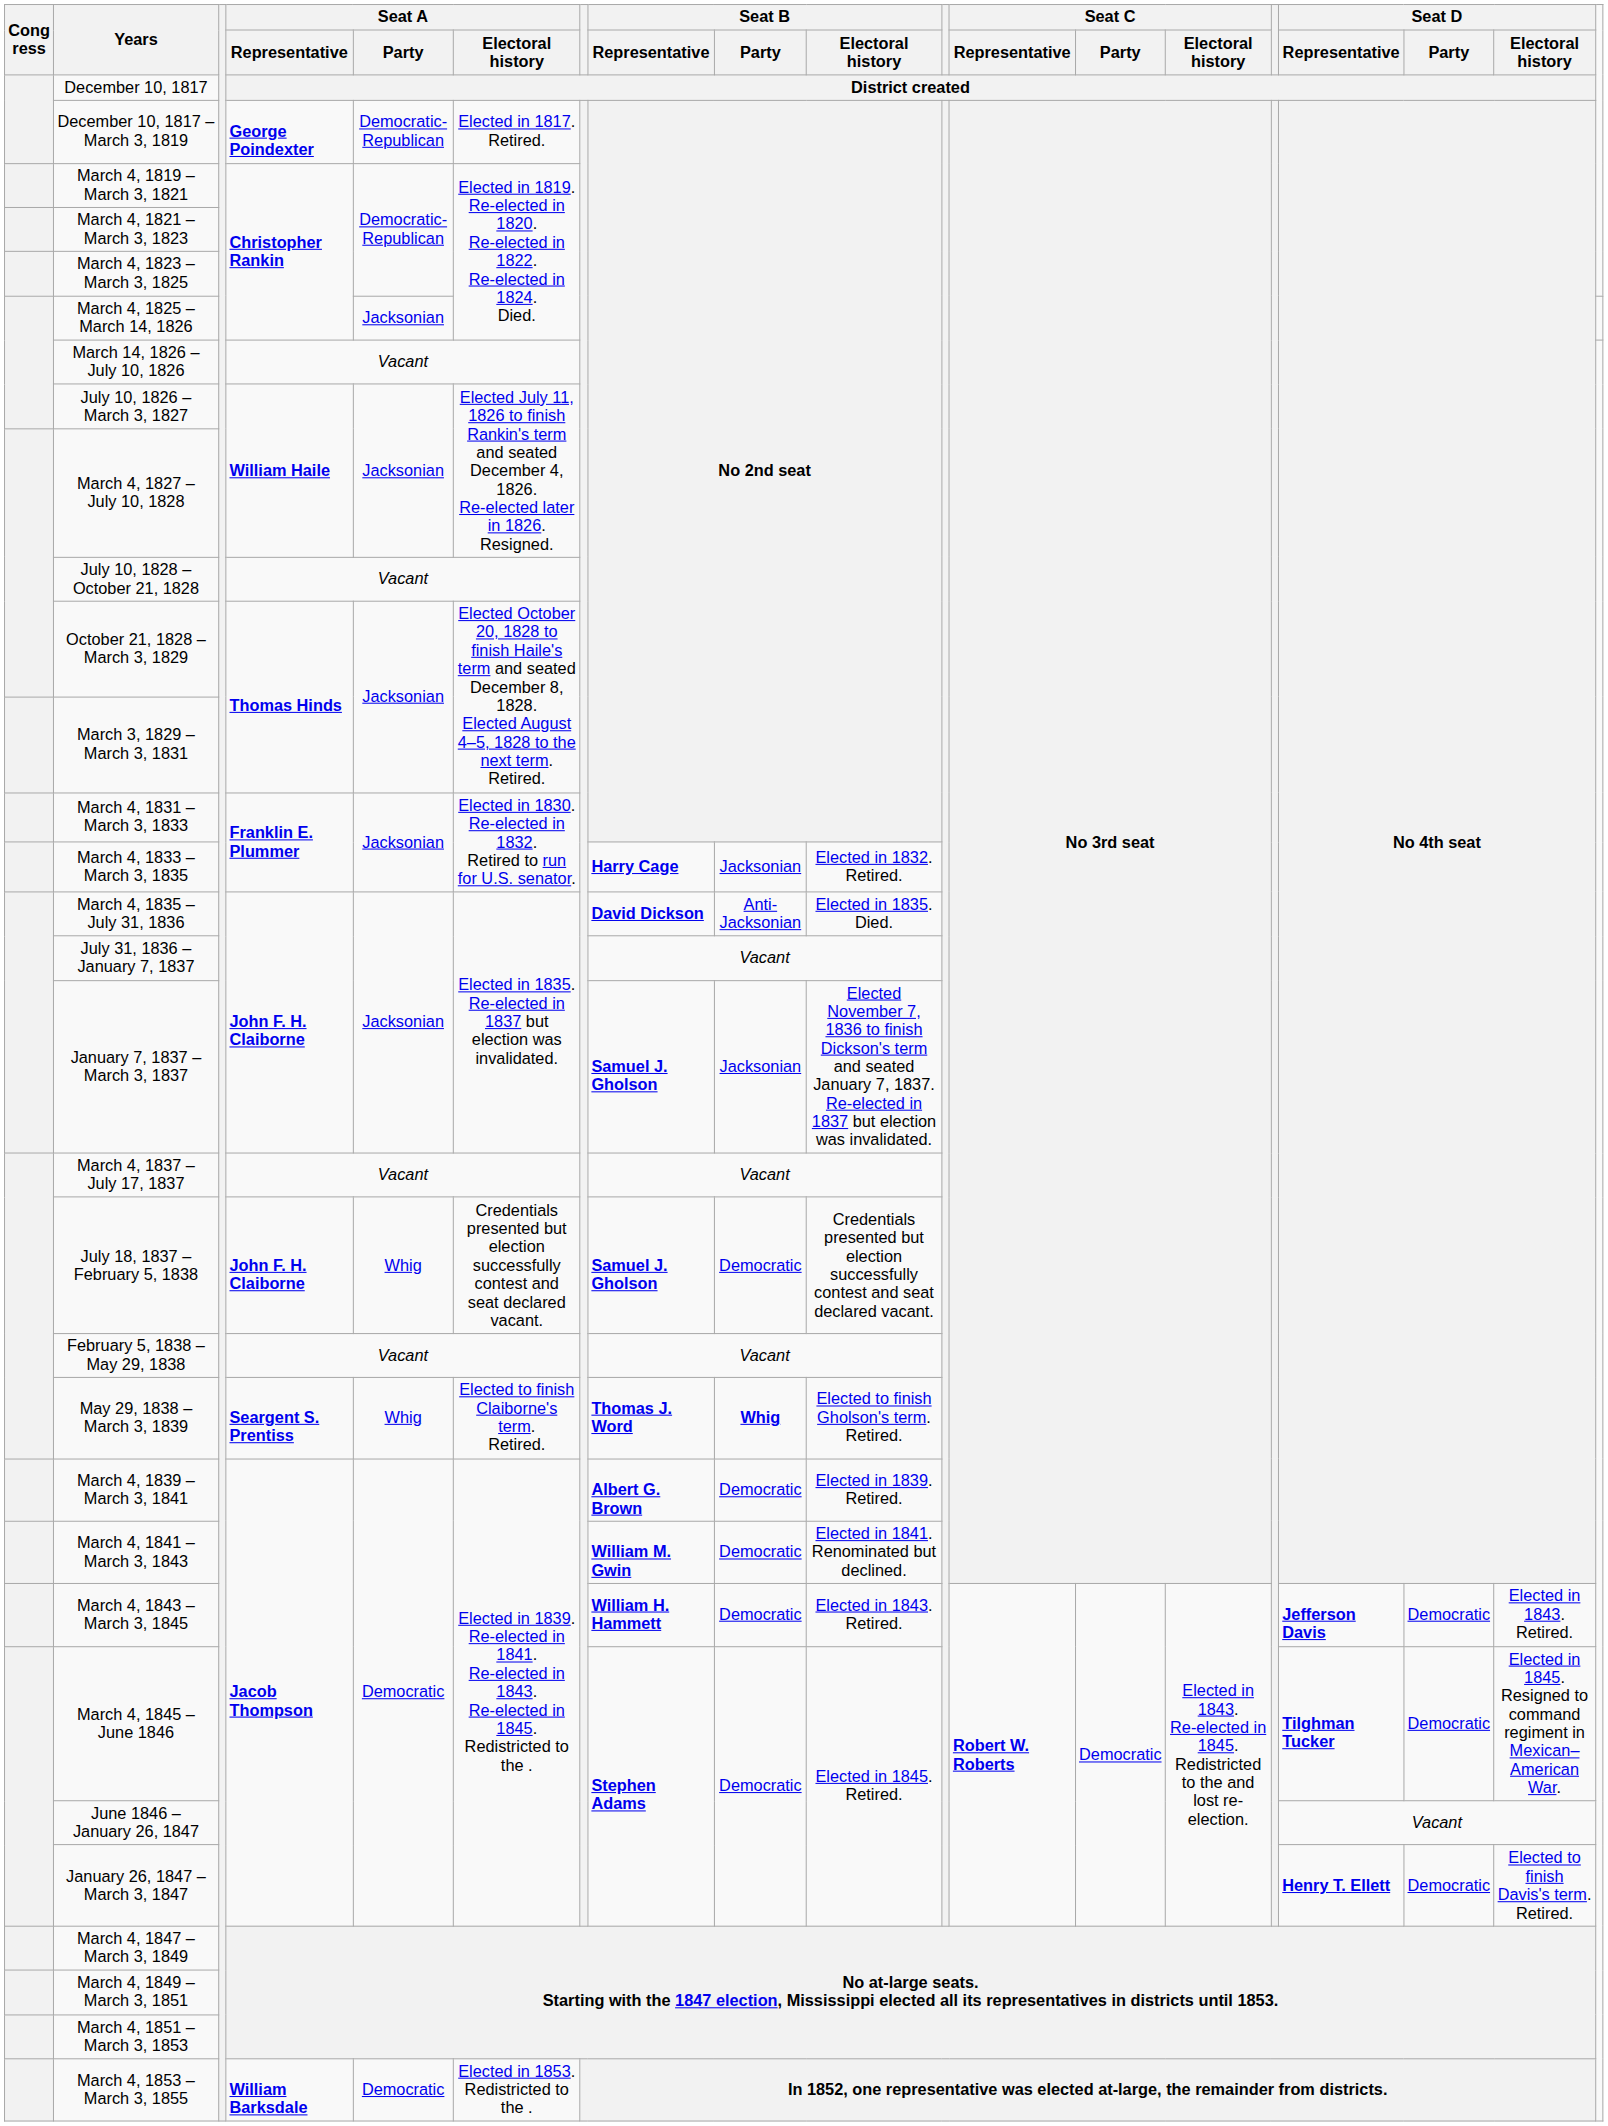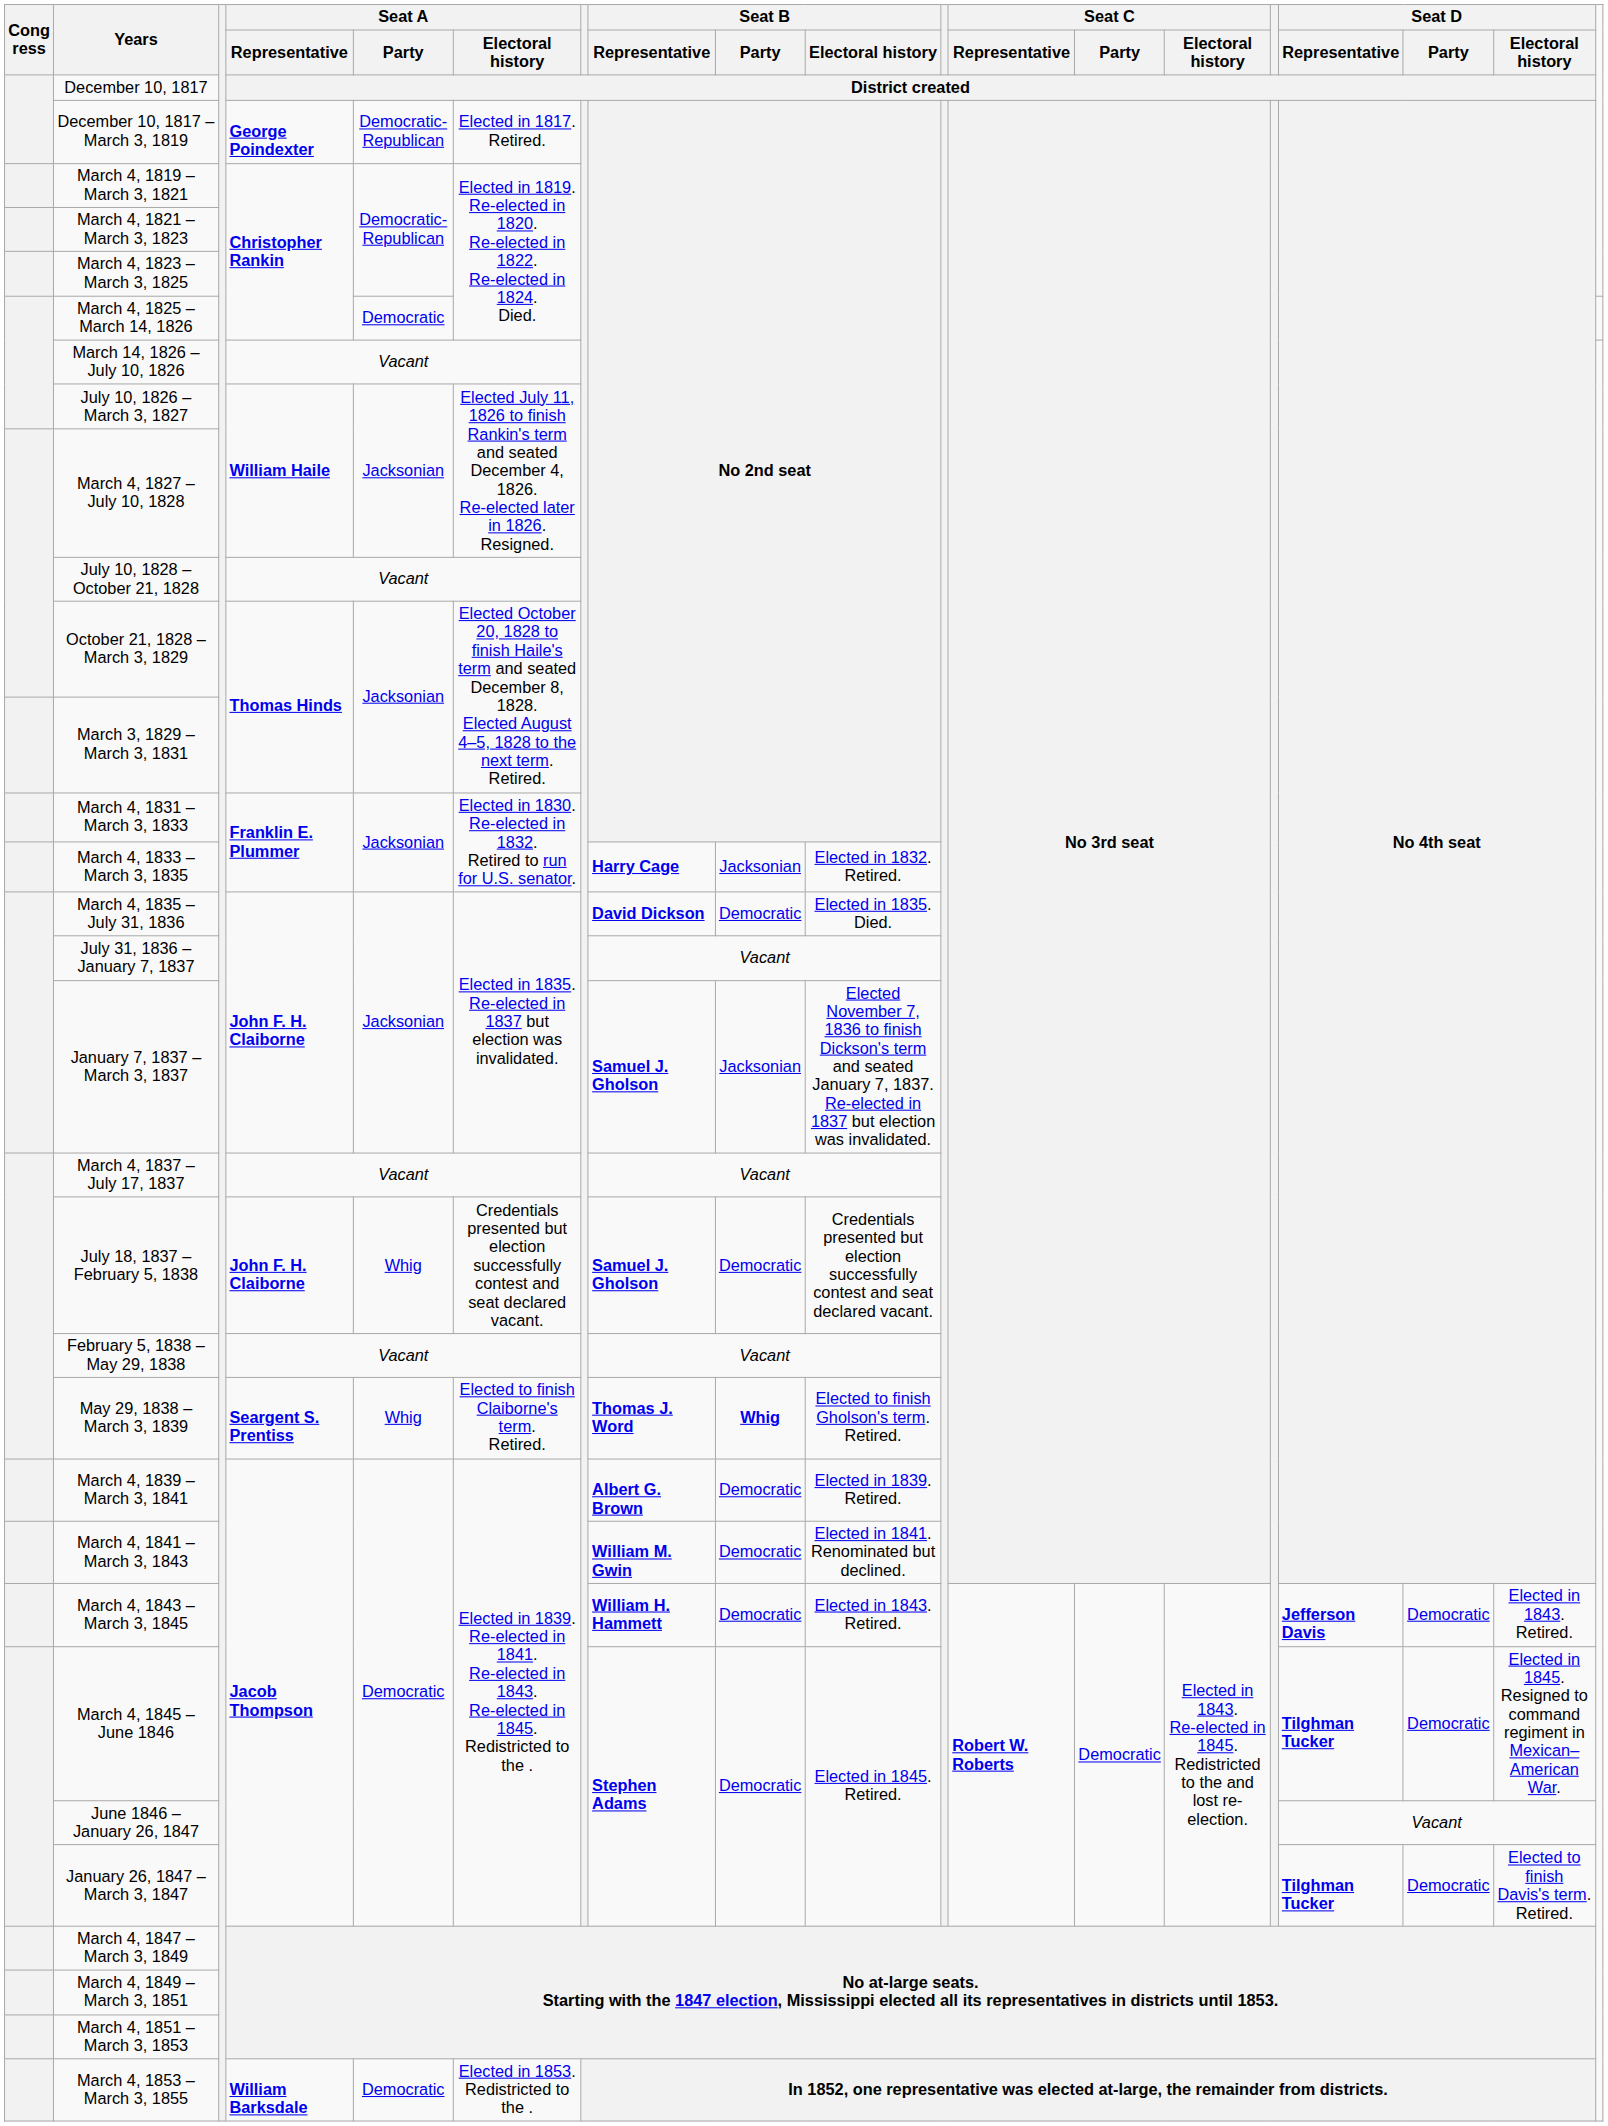(403, 317) Jacksonian -> (403, 317) Democratic
(760, 913) Anti-Jacksonian -> (760, 913) Democratic
(1336, 1885) Henry T. Ellett -> (1318, 1894) Tilghman Tucker
